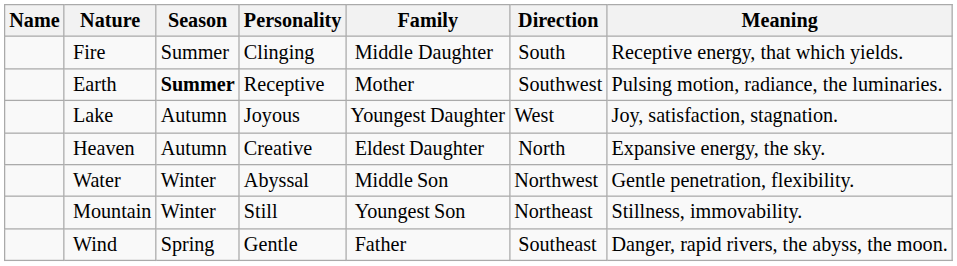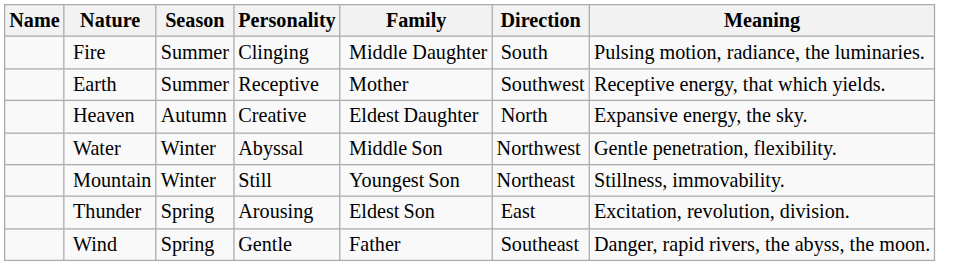(757, 52) Receptive energy, that which yields. -> (759, 52) Pulsing motion, radiance, the luminaries.
(198, 84) bold -> (195, 84) normal
(777, 84) Pulsing motion, radiance, the luminaries. -> (740, 84) Receptive energy, that which yields.
- row: (91, 116)
+ row: (105, 212)
